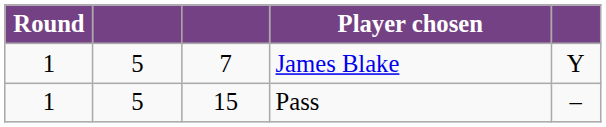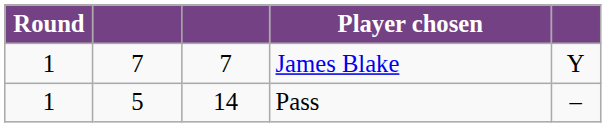(137, 63) 5 -> (137, 63) 7
(226, 102) 15 -> (226, 102) 14
